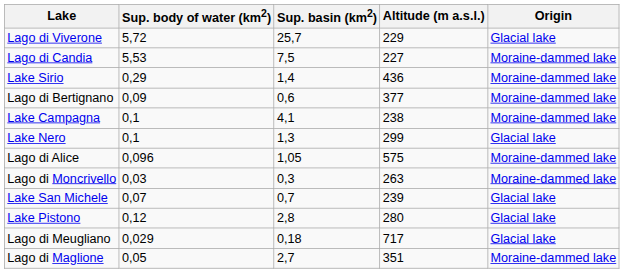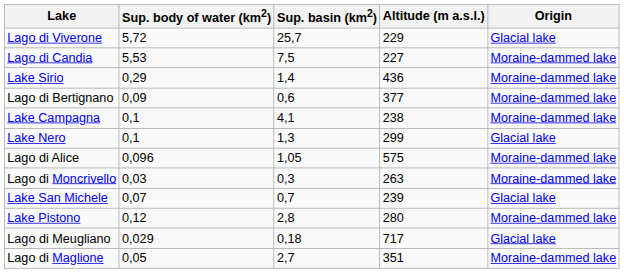(523, 218) Glacial lake -> (553, 218) Moraine-dammed lake
